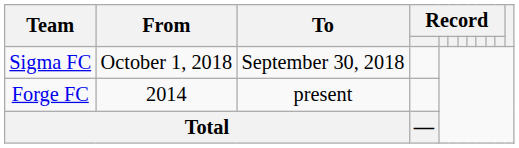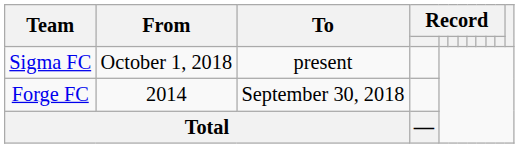(323, 62) September 30, 2018 -> (323, 62) present
(323, 94) present -> (323, 94) September 30, 2018
